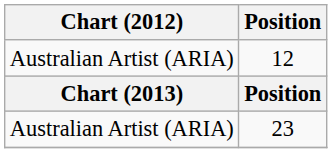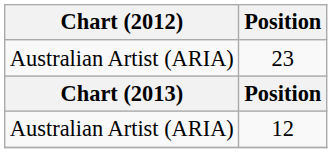rows swapped: (283, 57) <-> (283, 128)
